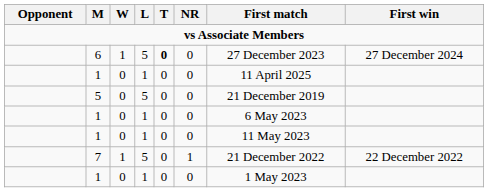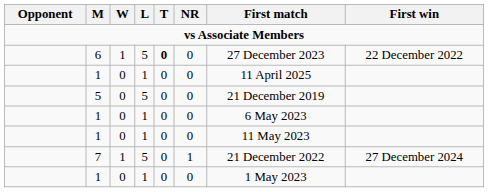(414, 55) 27 December 2024 -> (414, 55) 22 December 2022
(414, 156) 22 December 2022 -> (414, 156) 27 December 2024
